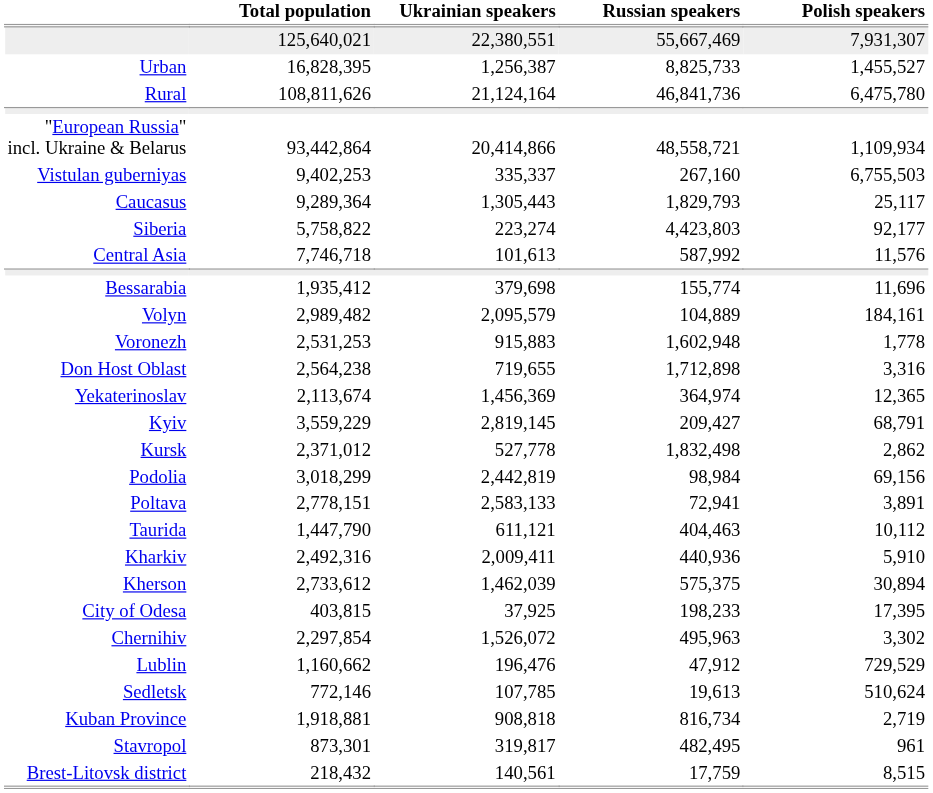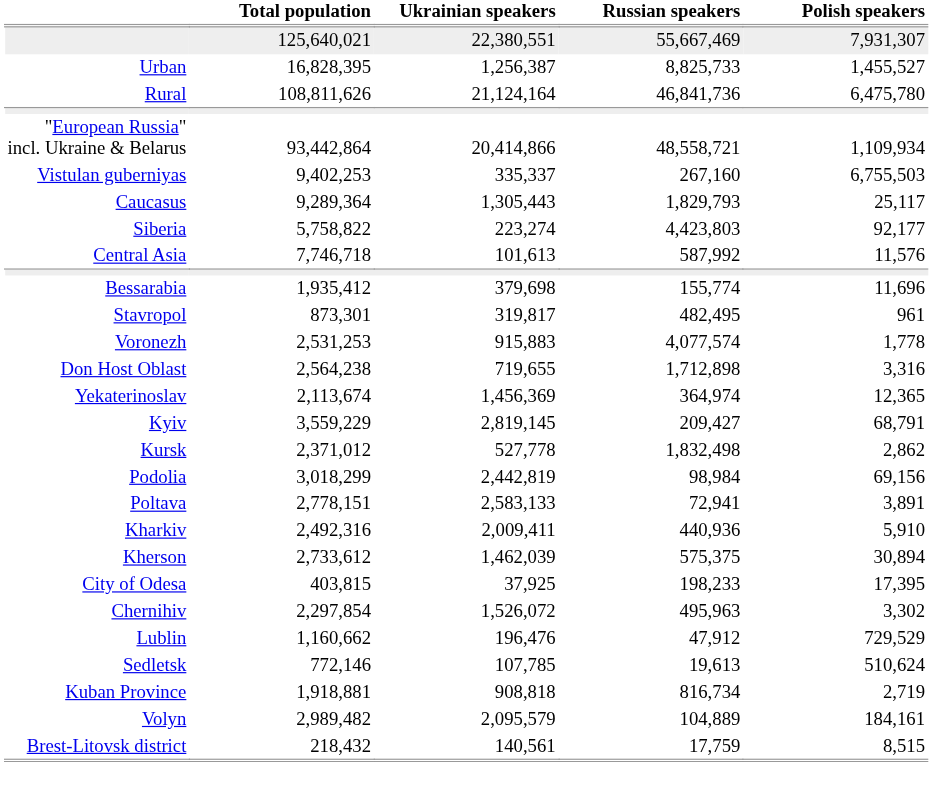rows swapped: (164, 315) <-> (150, 745)
(703, 342) 1,602,948 -> (703, 342) 4,077,574
- row: (158, 530)
